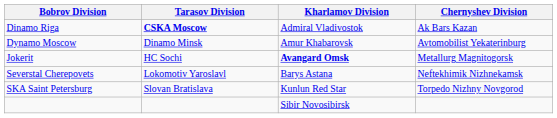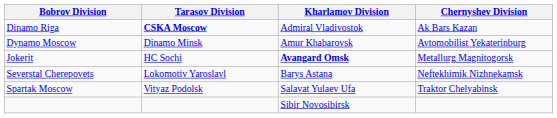- row: (49, 89)
+ row: (39, 89)
